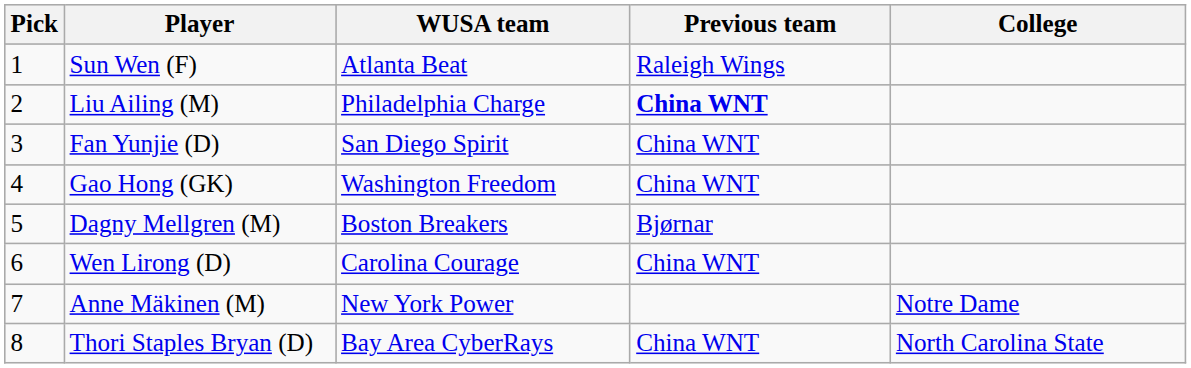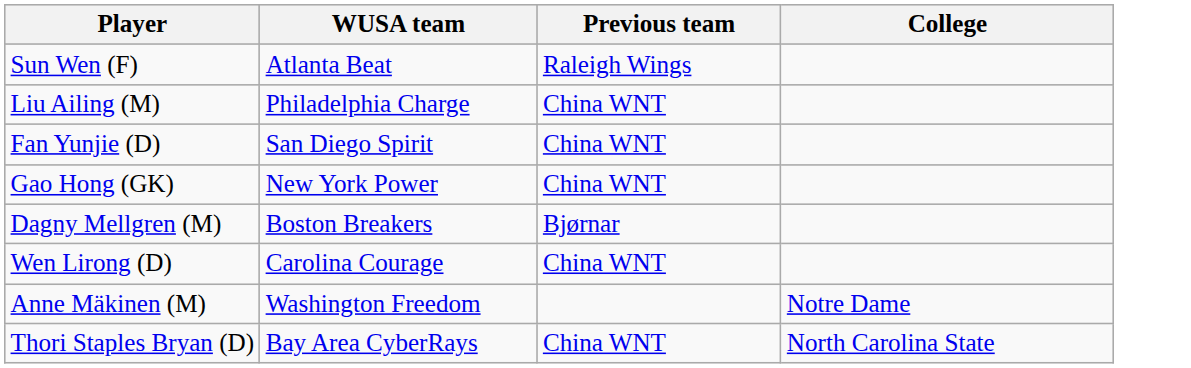- column: (34, 24)
(702, 104) bold -> (604, 104) normal
(449, 183) Washington Freedom -> (352, 183) New York Power
(427, 303) New York Power -> (373, 303) Washington Freedom
